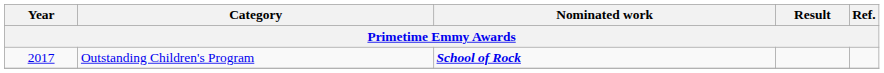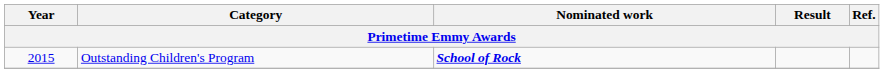(41, 57) 2017 -> (41, 57) 2015
